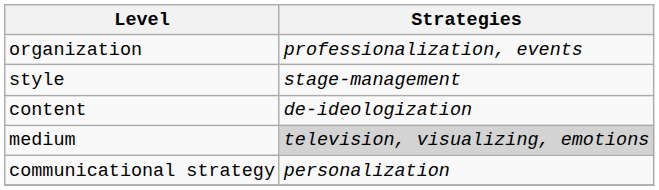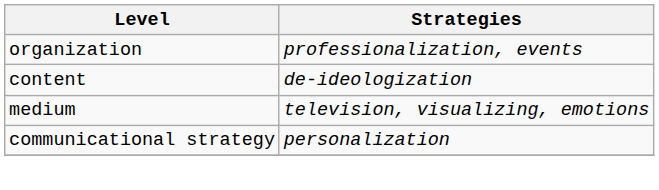- row: (37, 80)
(467, 140) lightgrey background -> (467, 110) no background
